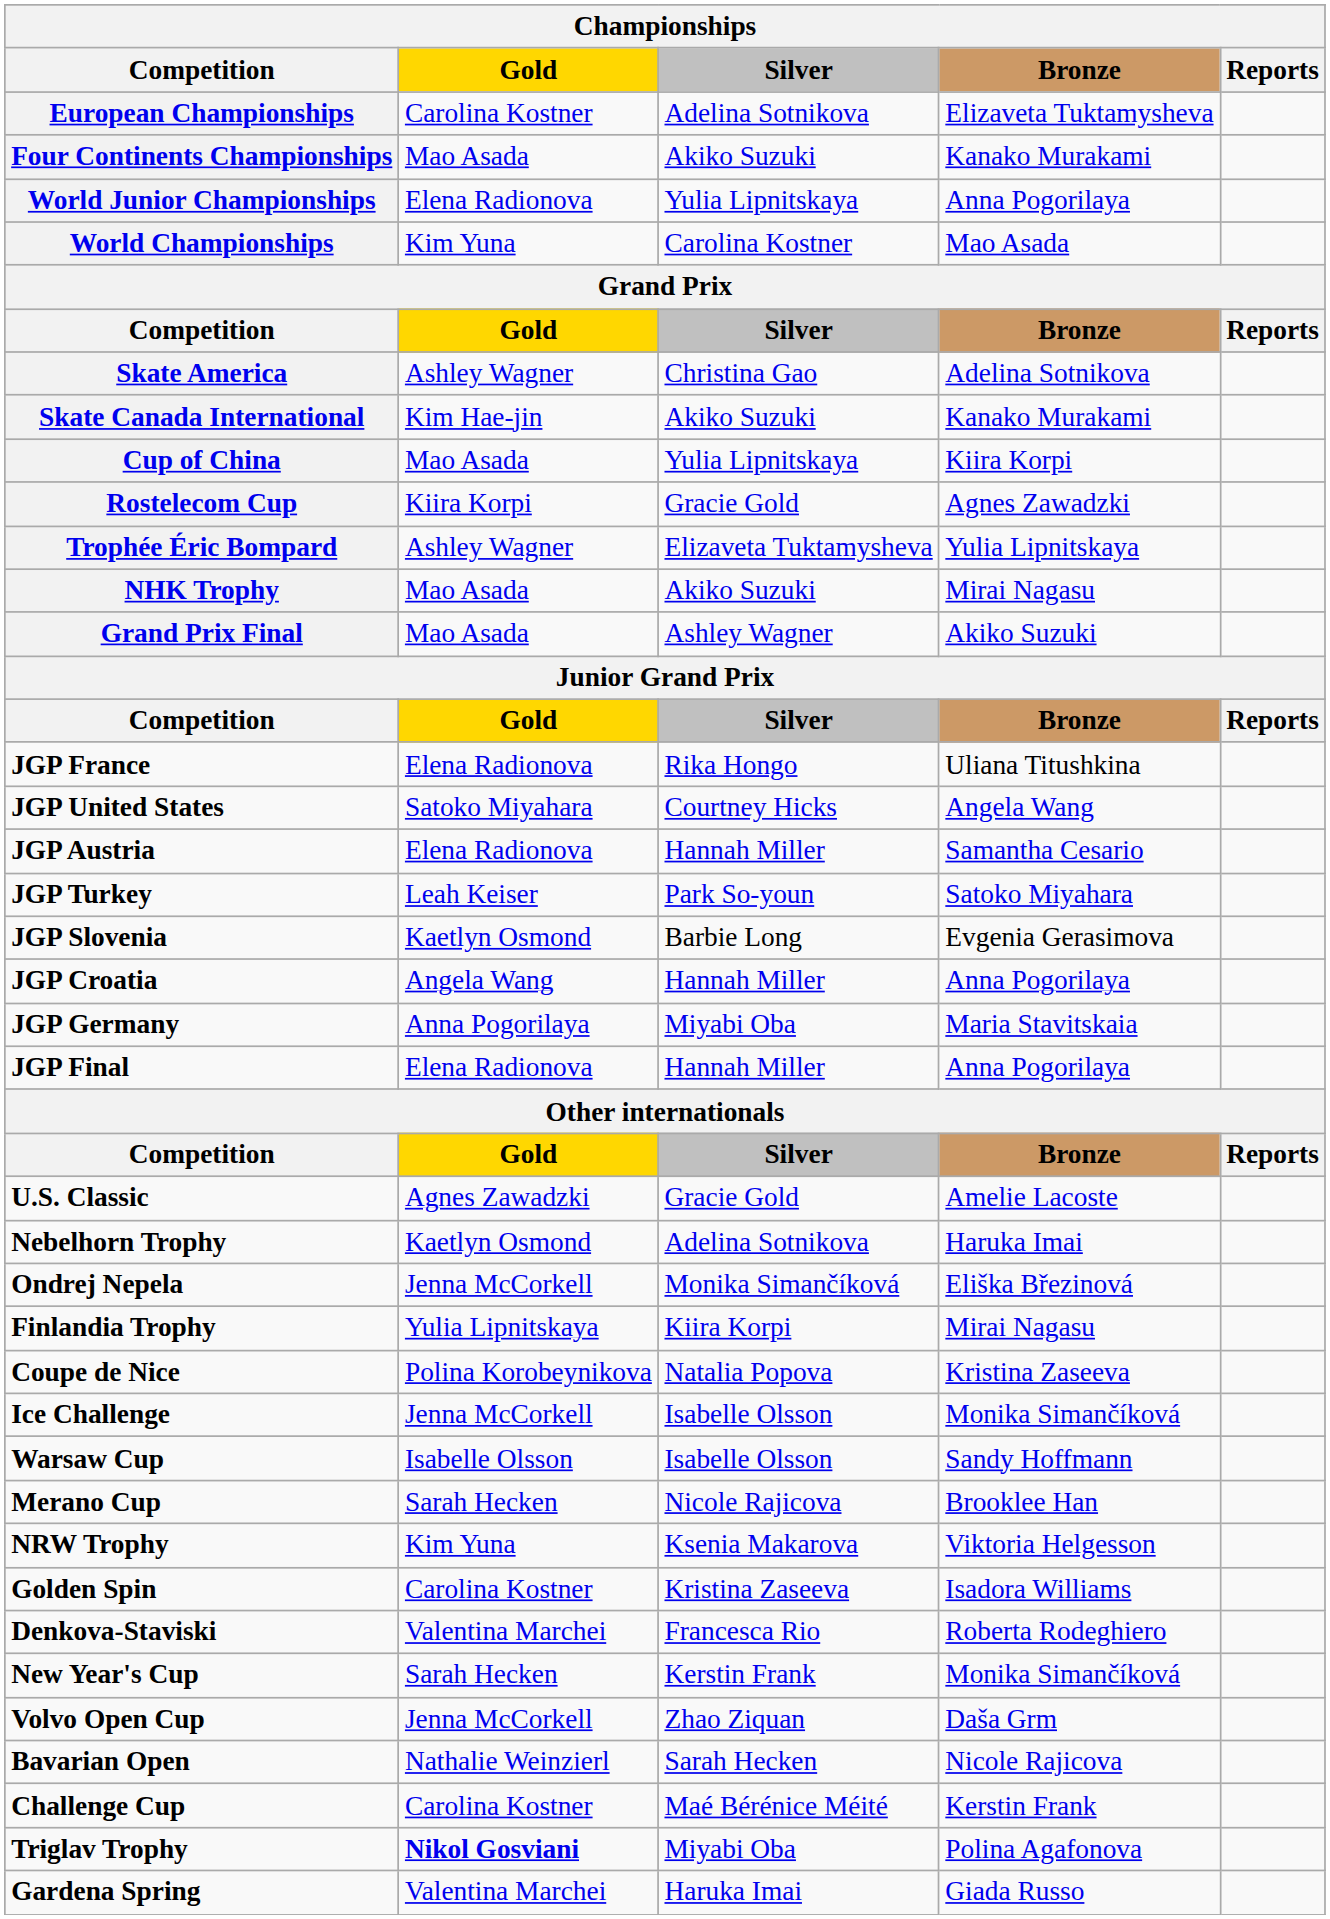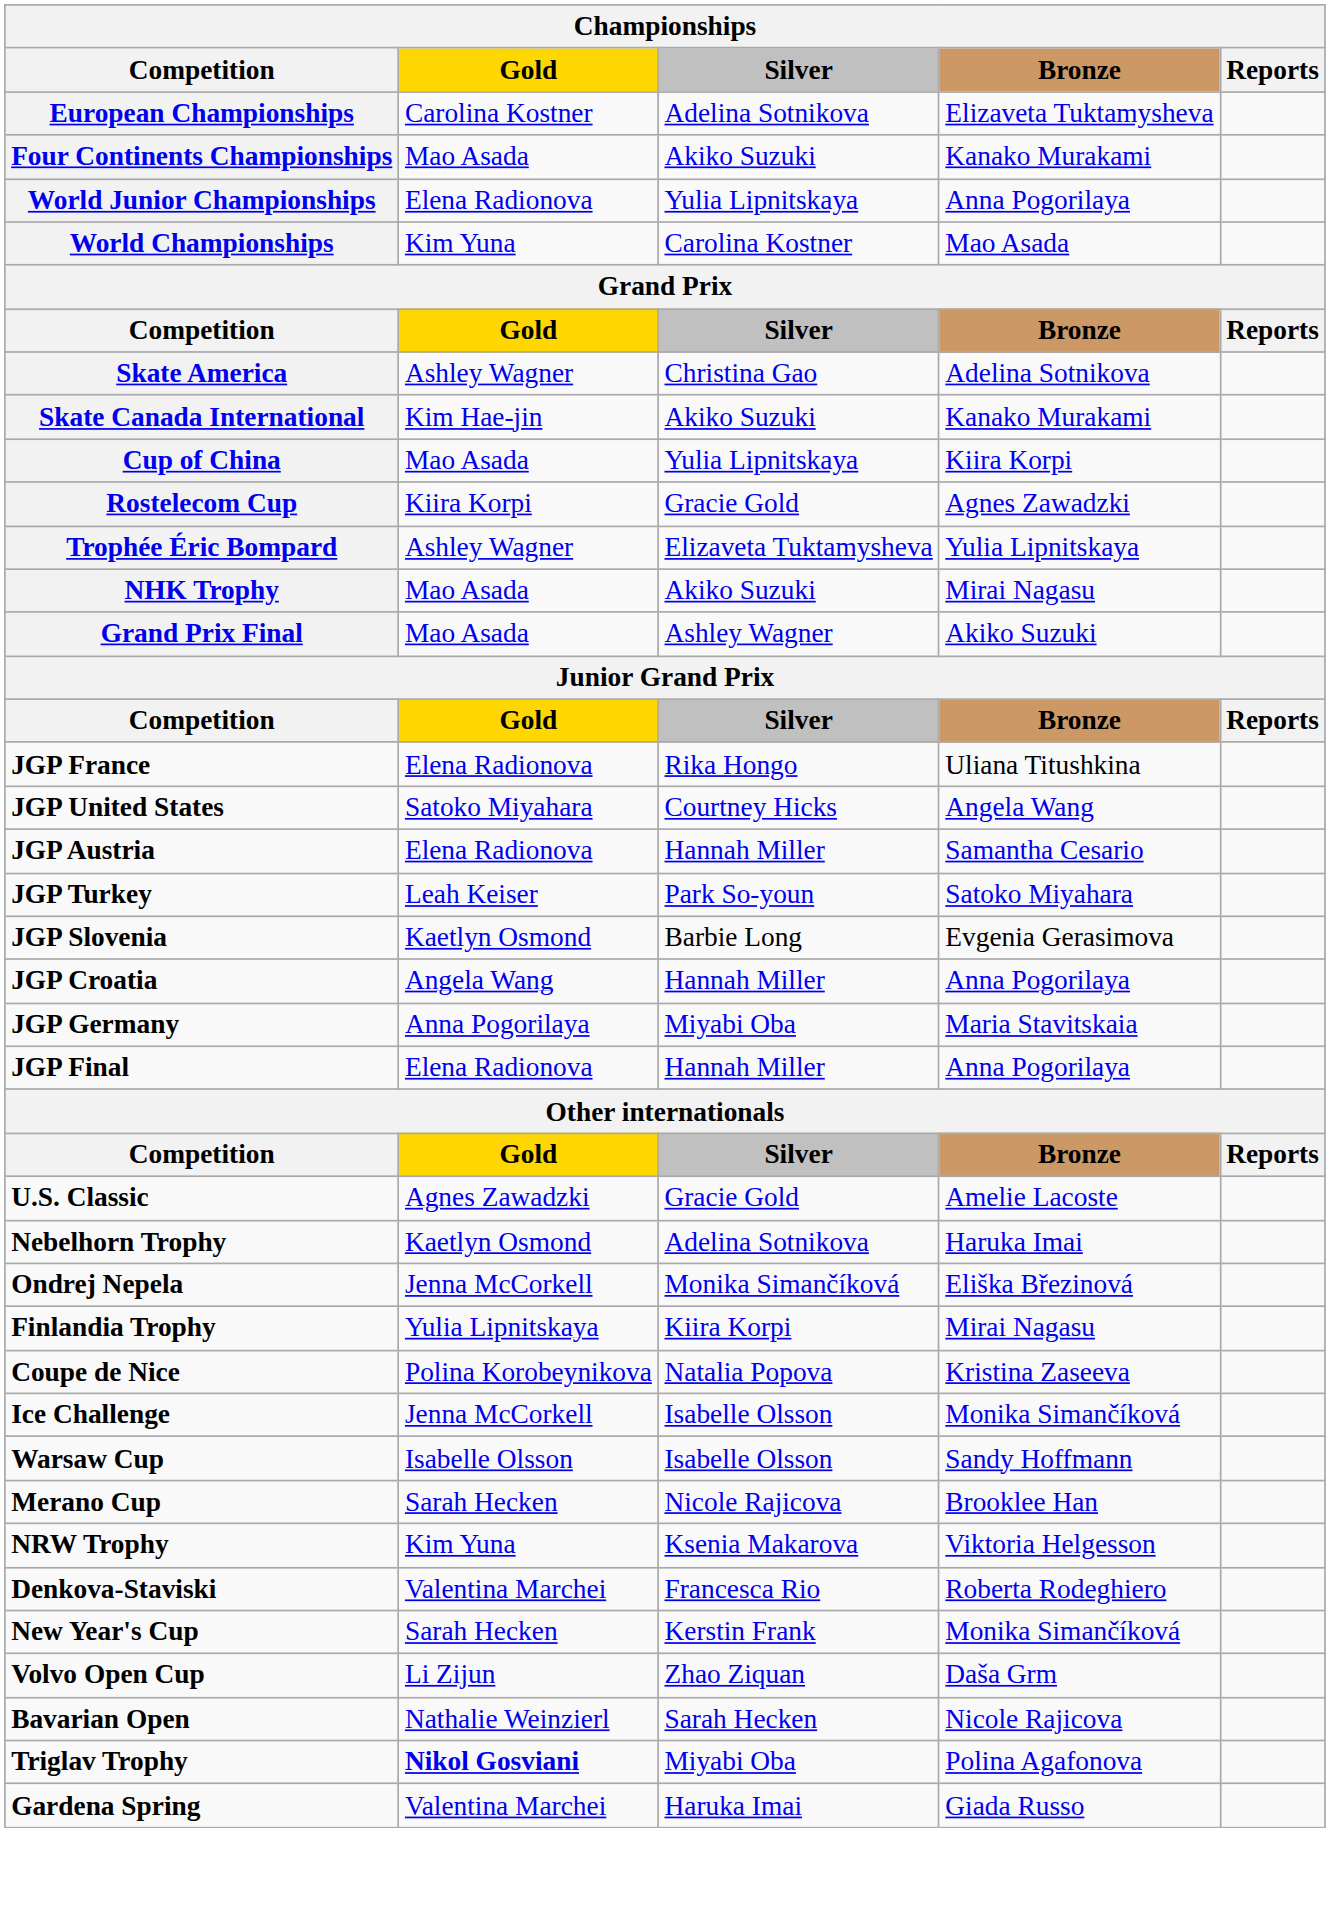- row: (84, 1588)
(499, 1718) Jenna McCorkell -> (450, 1675) Li Zijun
- row: (98, 1805)
